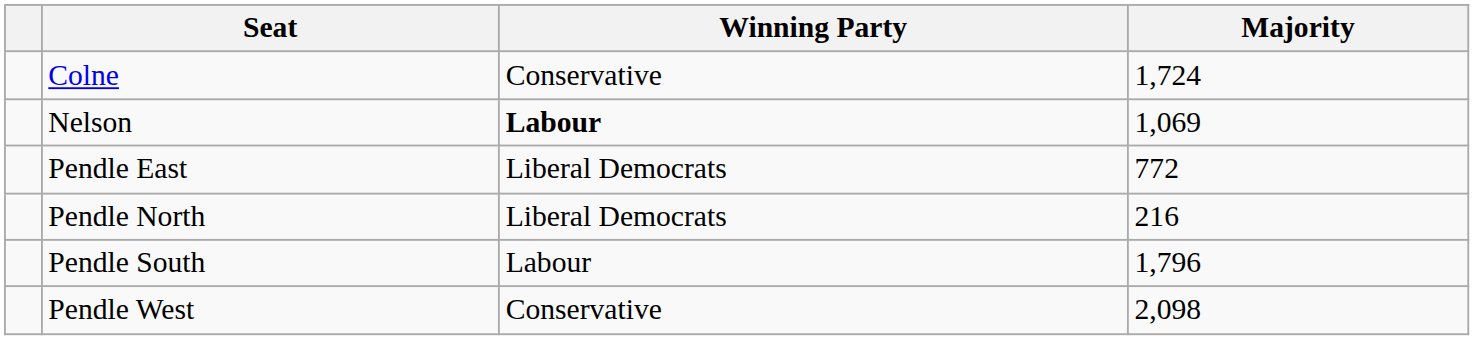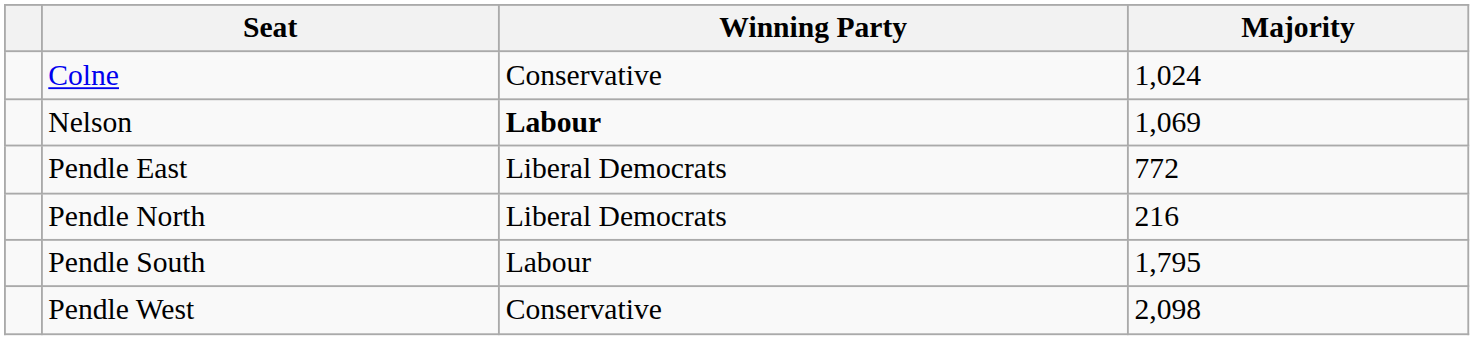(1168, 74) 1,724 -> (1168, 74) 1,024
(1168, 262) 1,796 -> (1168, 262) 1,795
